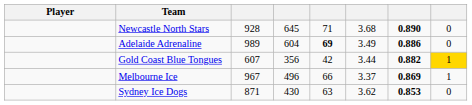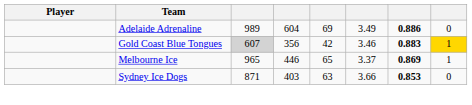- row: (164, 28)
(328, 44) bold -> (328, 28) normal
(252, 60) no background -> (252, 44) lightgrey background
(367, 60) 3.44 -> (367, 44) 3.46
(409, 60) 0.882 -> (409, 44) 0.883
(252, 76) 967 -> (252, 60) 965
(291, 76) 496 -> (291, 60) 446
(328, 76) 66 -> (328, 60) 65
(291, 92) 430 -> (291, 76) 403
(367, 92) 3.62 -> (367, 76) 3.66
